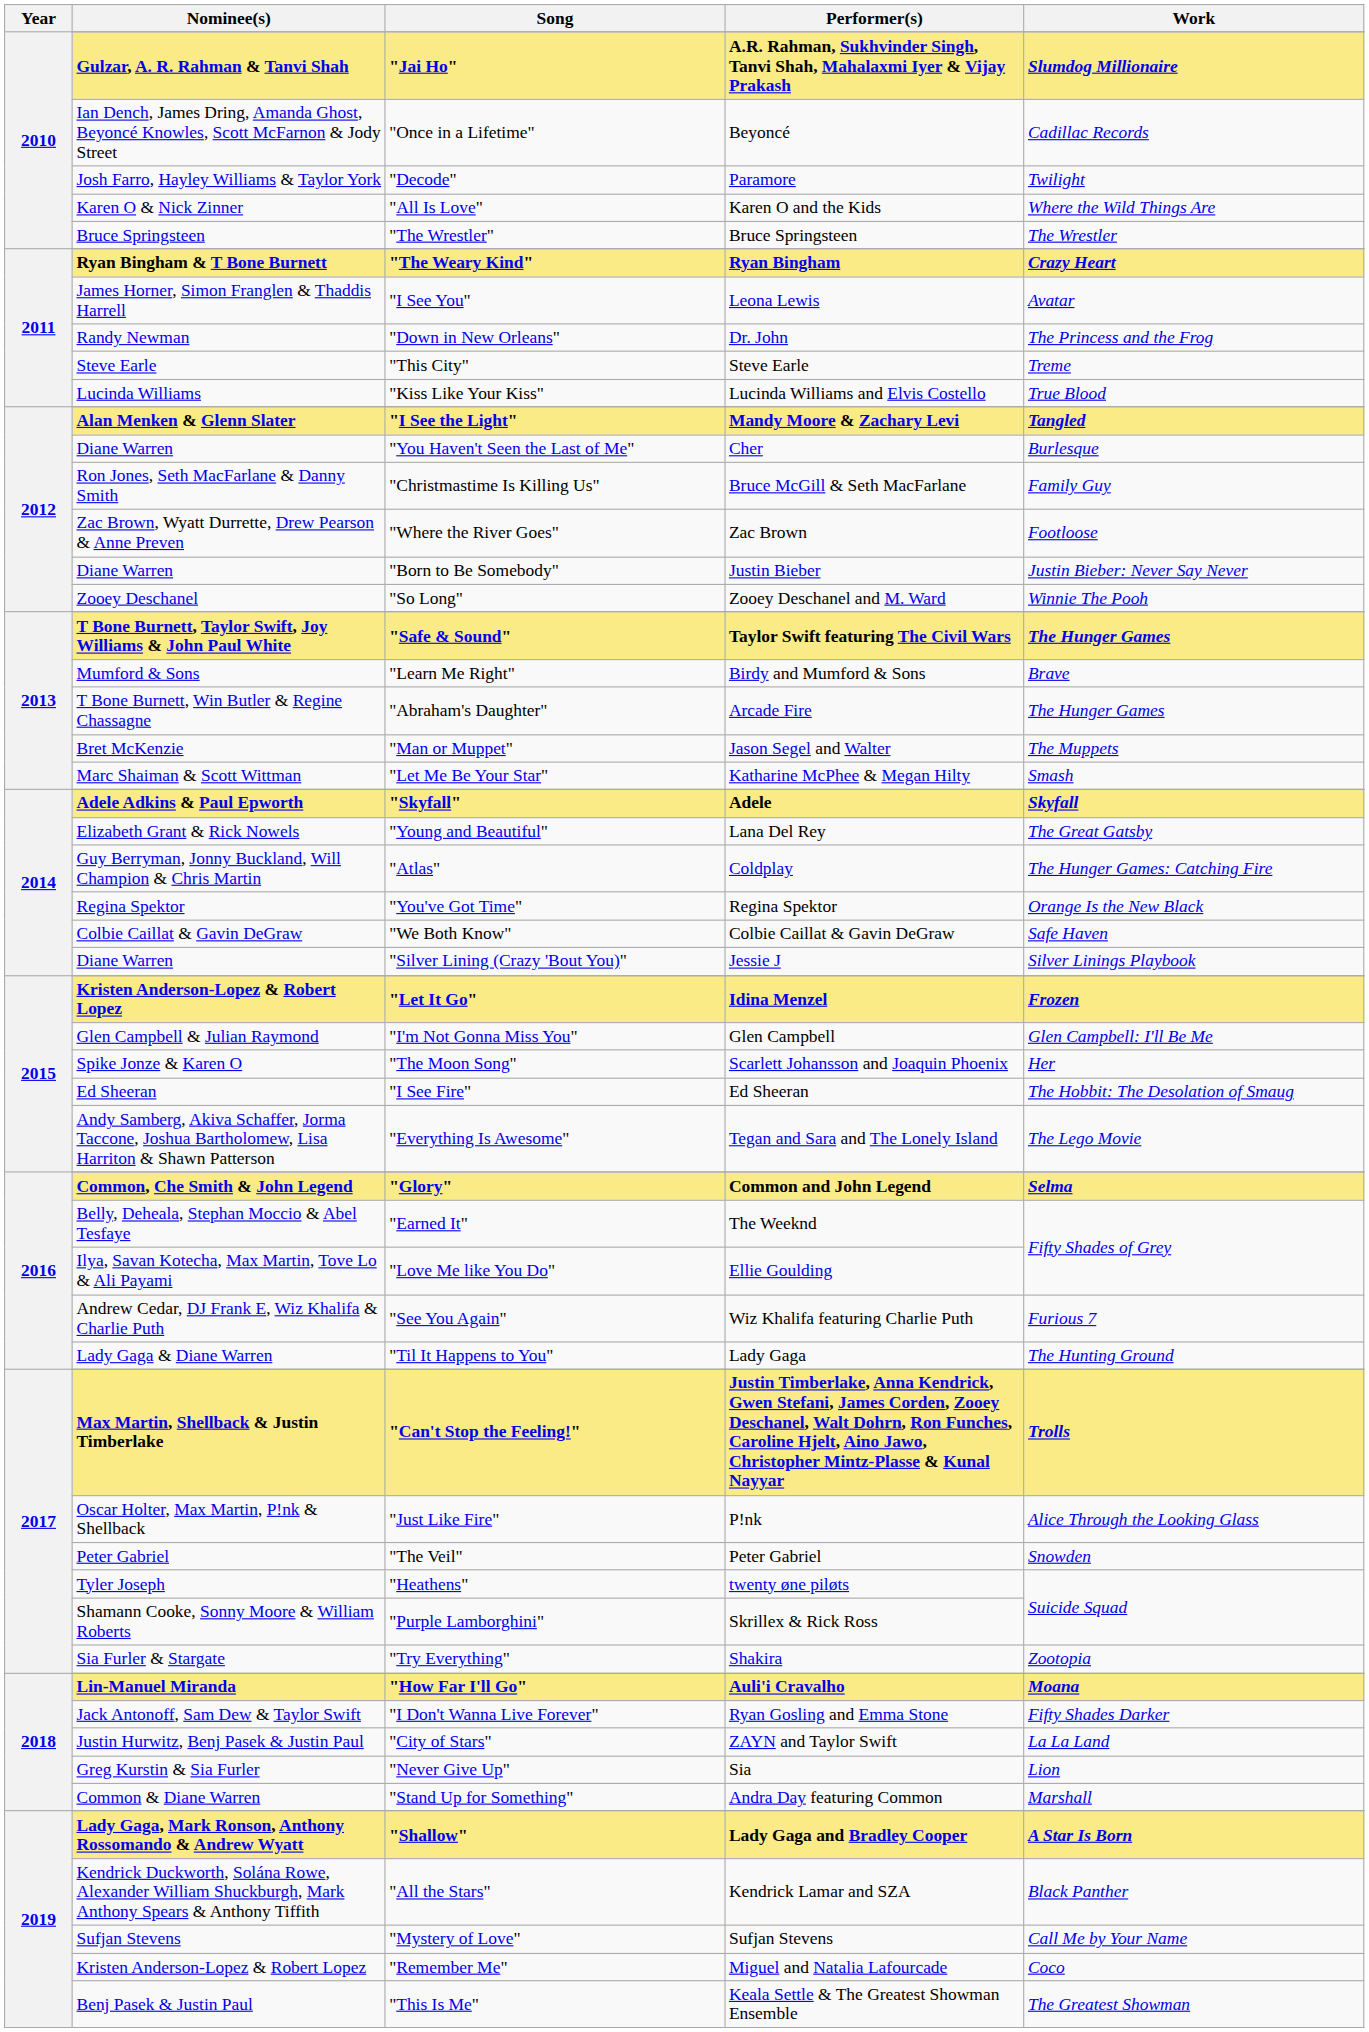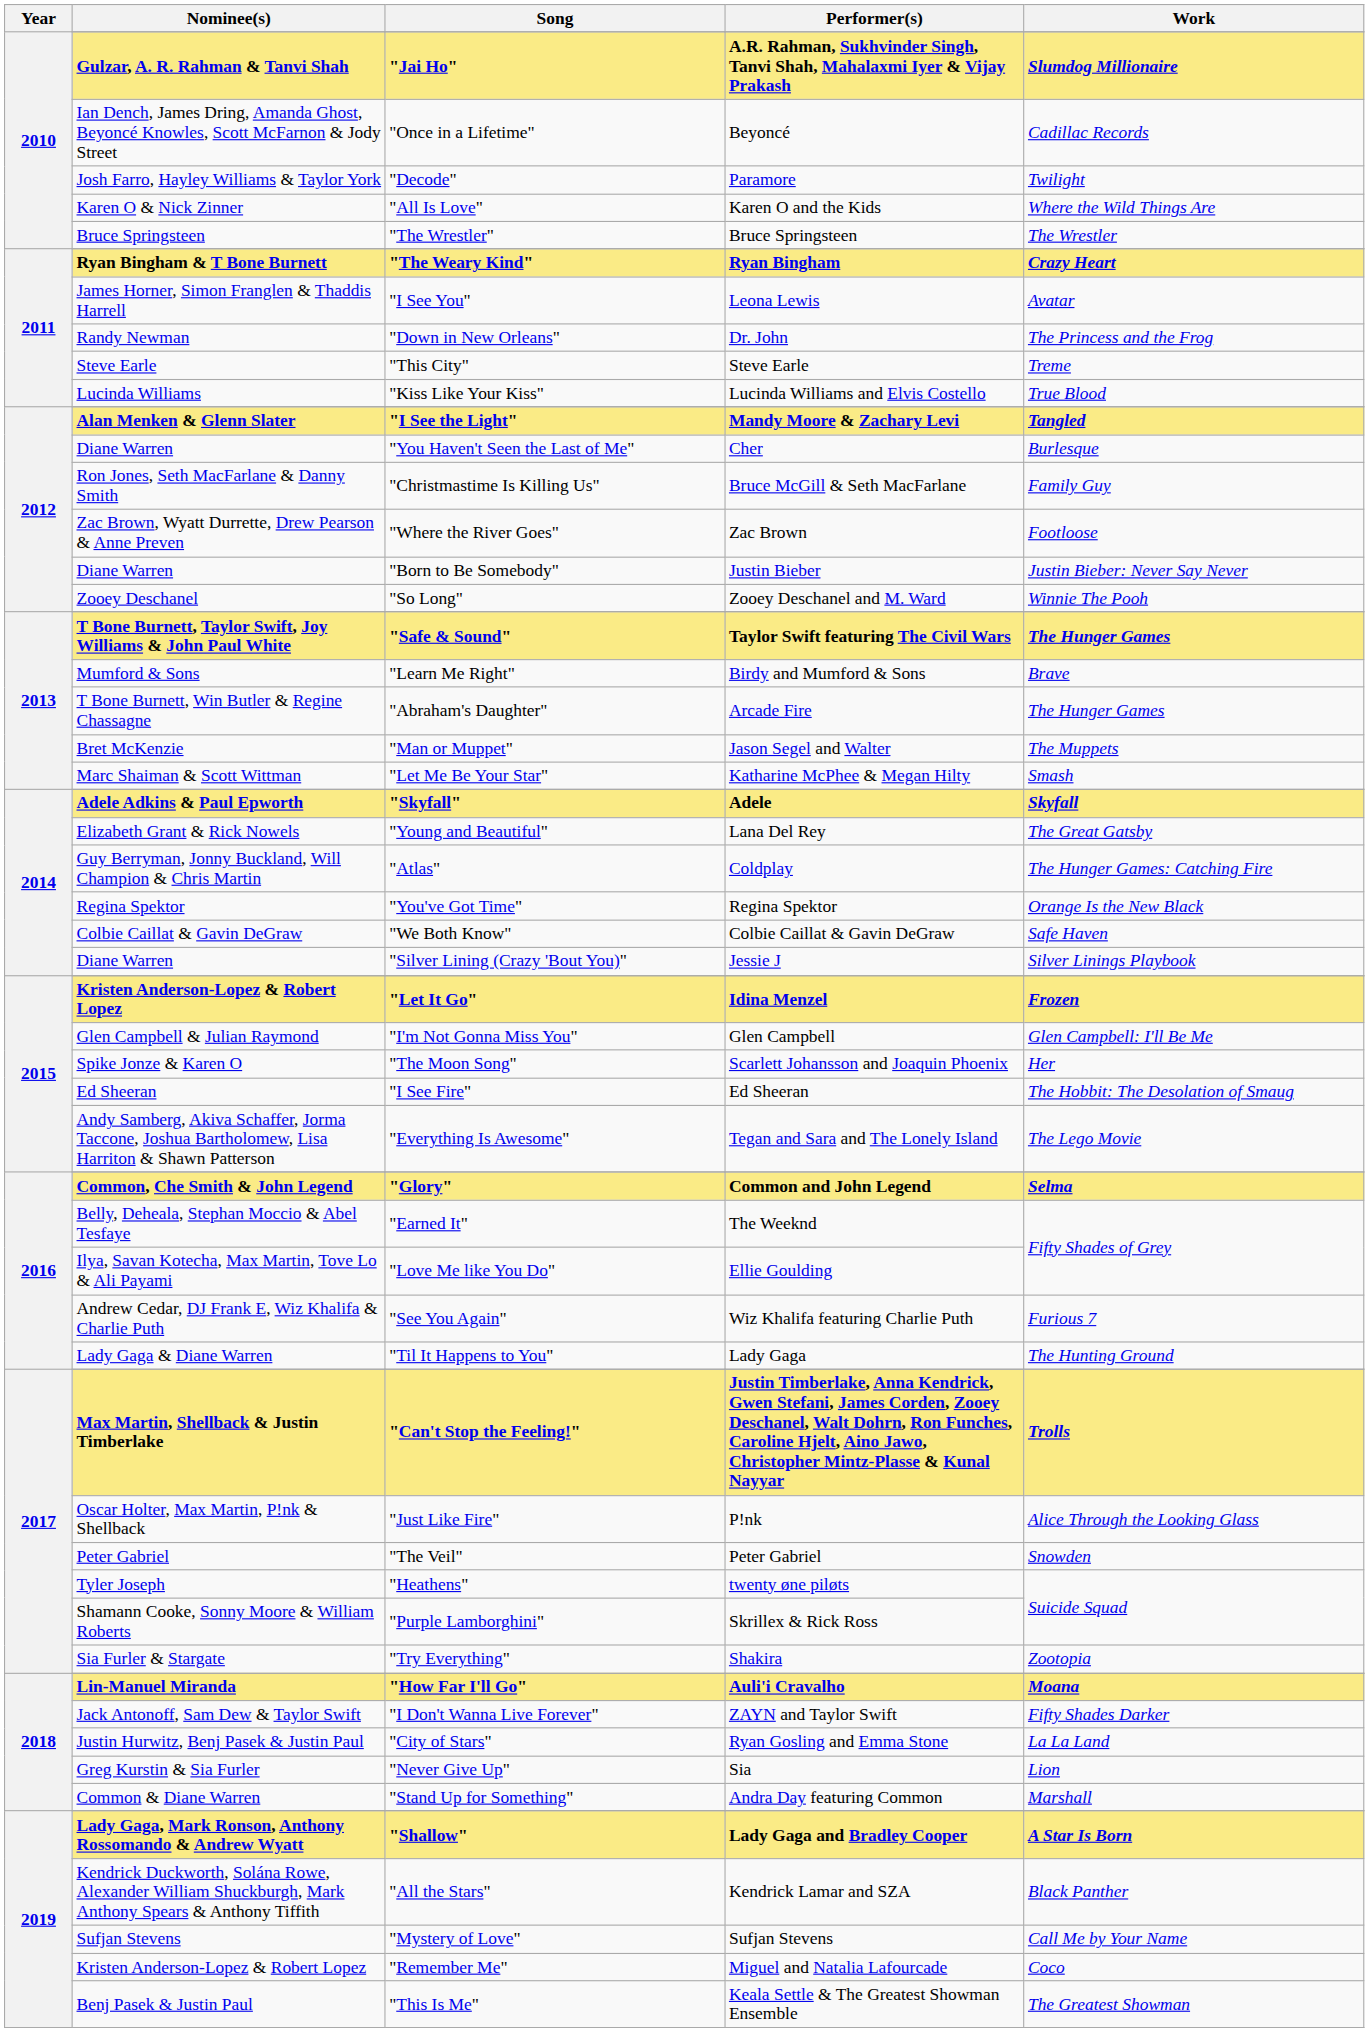(839, 1714) Ryan Gosling and Emma Stone -> (813, 1714) ZAYN and Taylor Swift
(813, 1741) ZAYN and Taylor Swift -> (839, 1741) Ryan Gosling and Emma Stone
